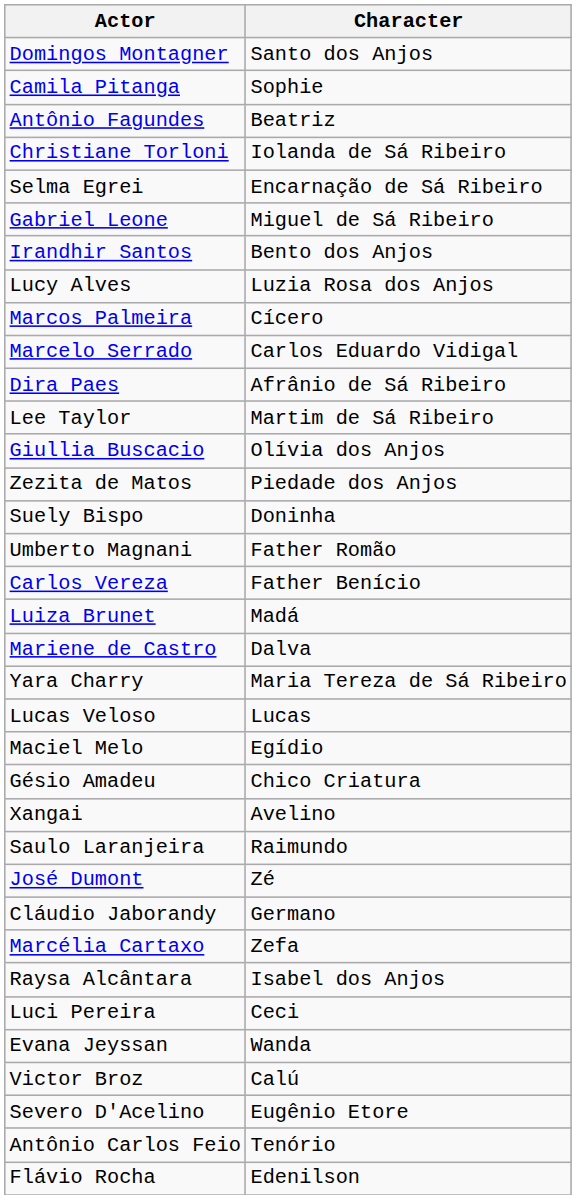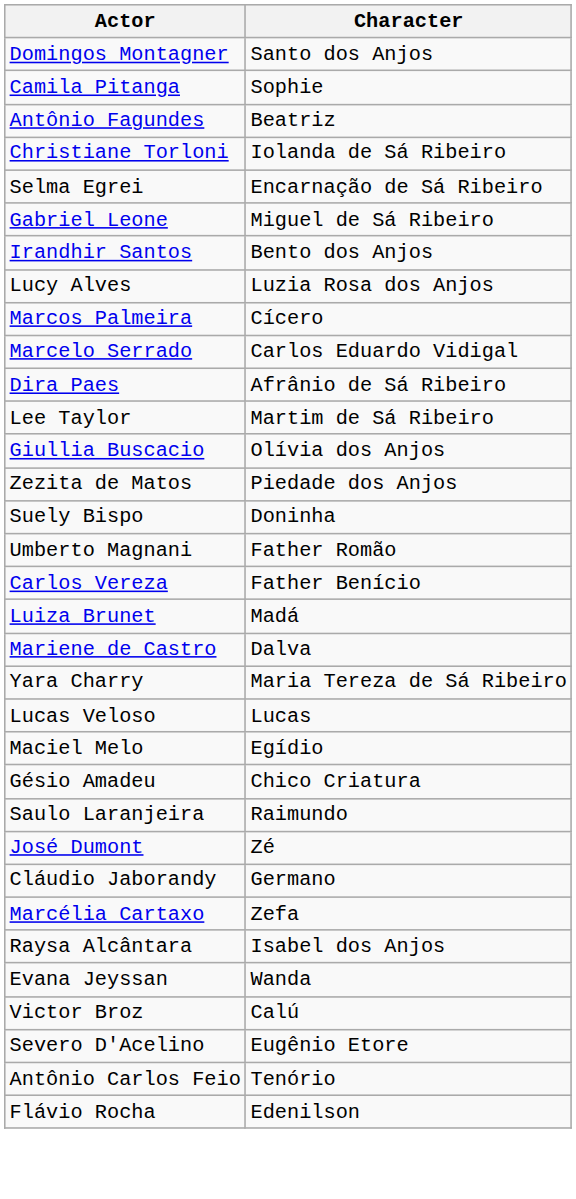- row: (46, 815)
- row: (83, 1013)
